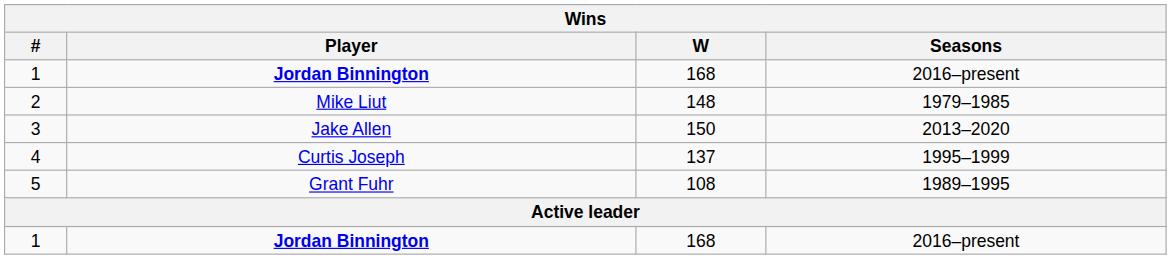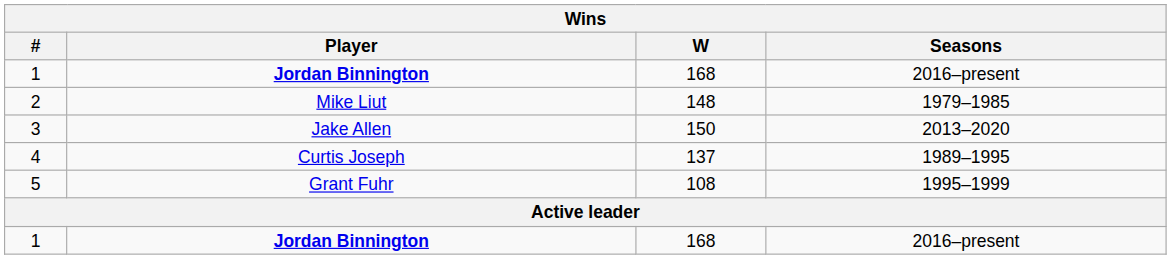(966, 157) 1995–1999 -> (966, 157) 1989–1995
(966, 185) 1989–1995 -> (966, 185) 1995–1999
